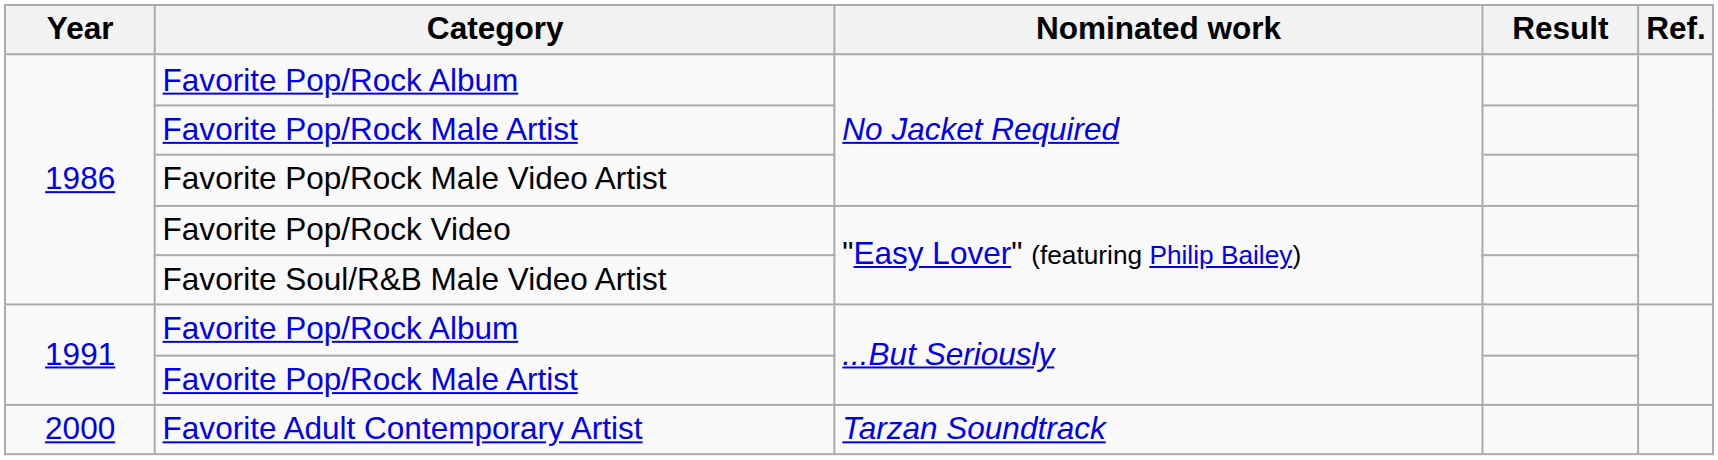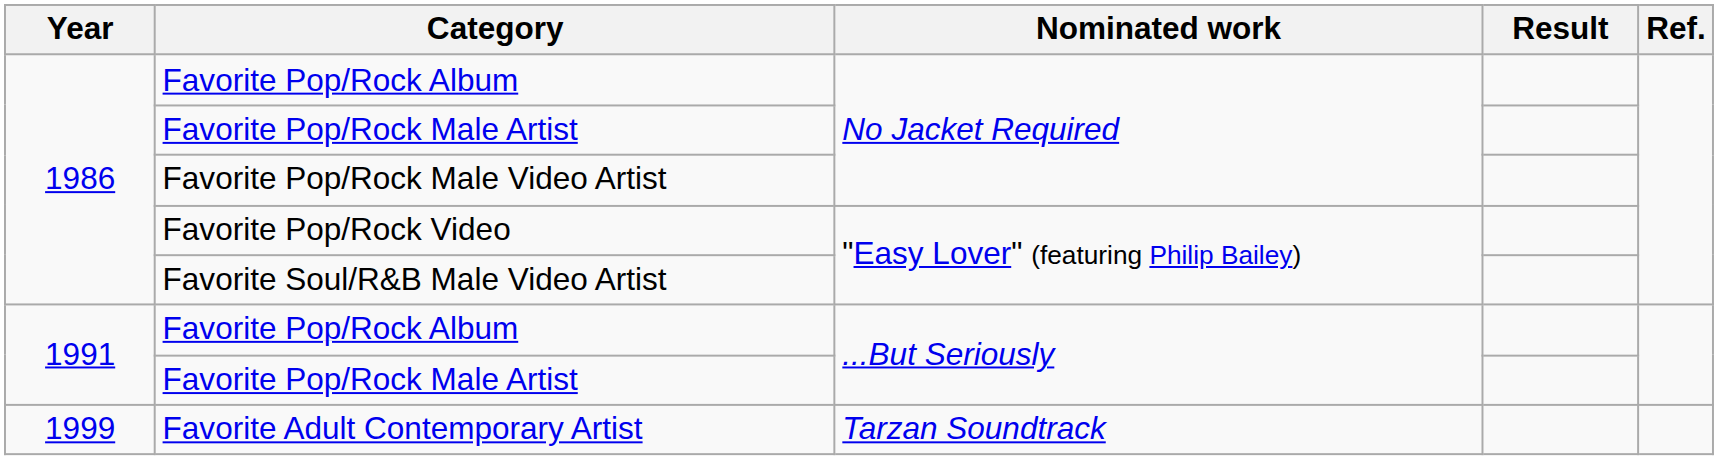(80, 429) 2000 -> (80, 429) 1999
